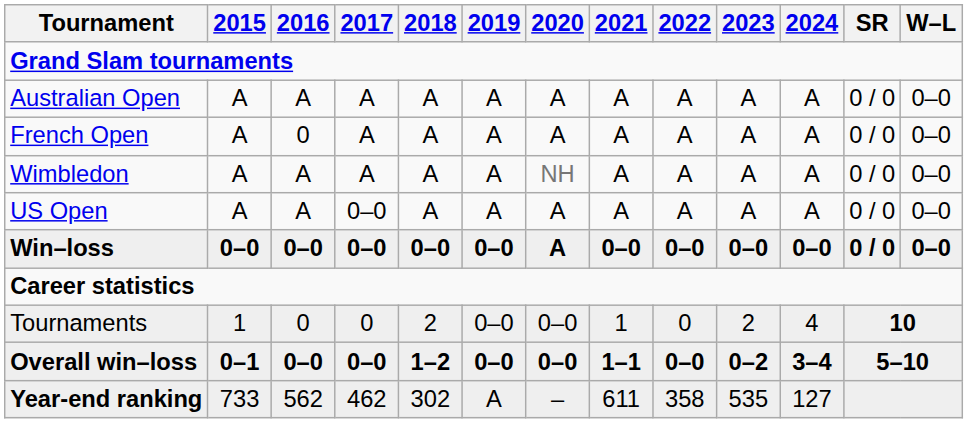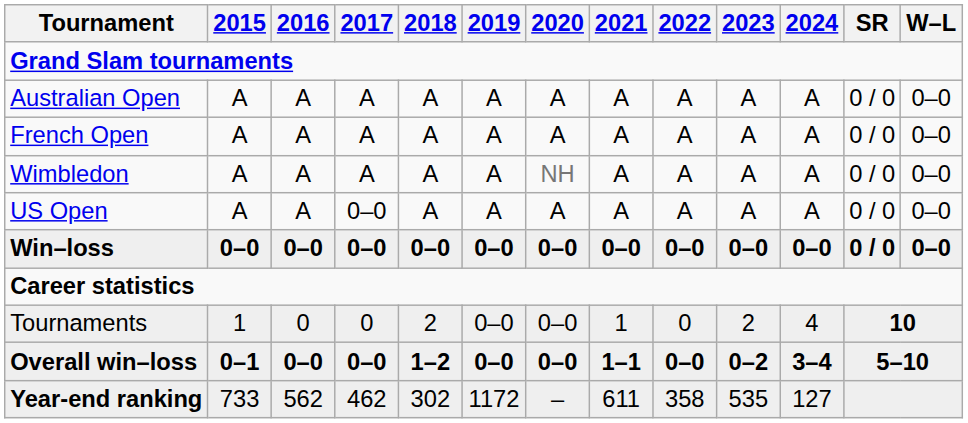(303, 135) 0 -> (303, 135) A
(558, 248) A -> (558, 248) 0–0
(494, 398) A -> (494, 398) 1172
